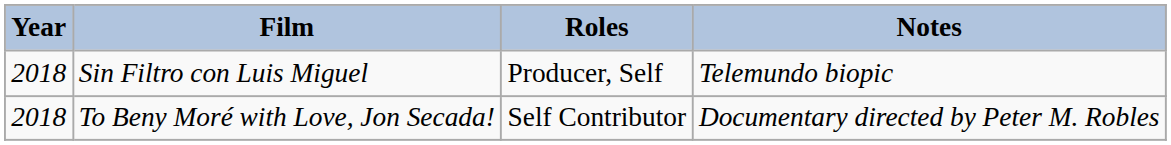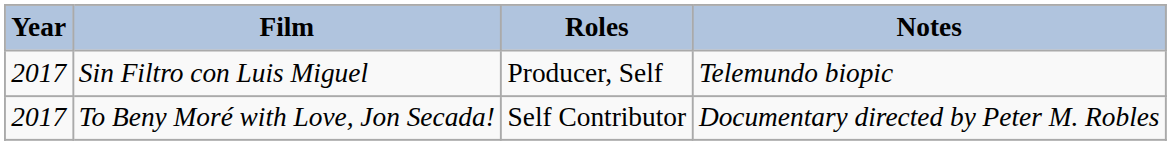(39, 72) 2018 -> (39, 72) 2017
(39, 117) 2018 -> (39, 117) 2017
